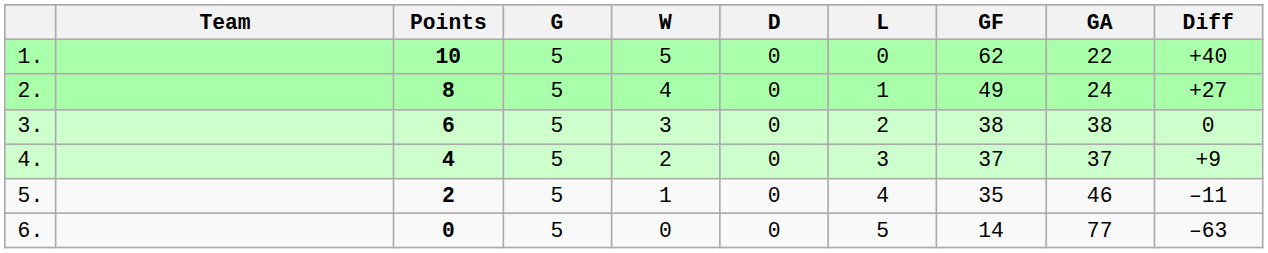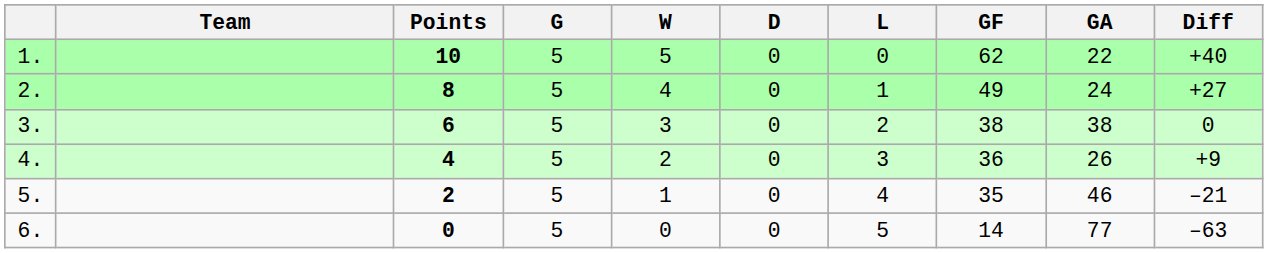(991, 161) 37 -> (991, 161) 36
(1100, 161) 37 -> (1100, 161) 26
(1208, 196) –11 -> (1208, 196) –21
